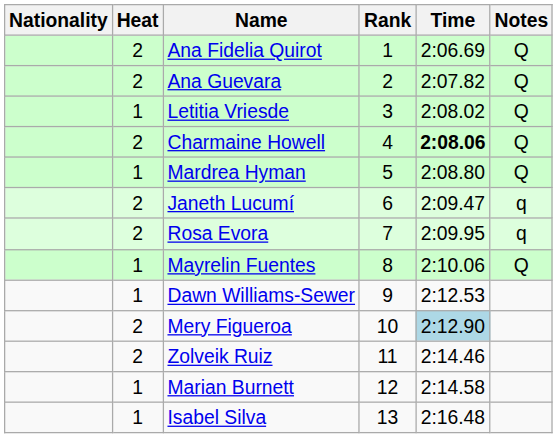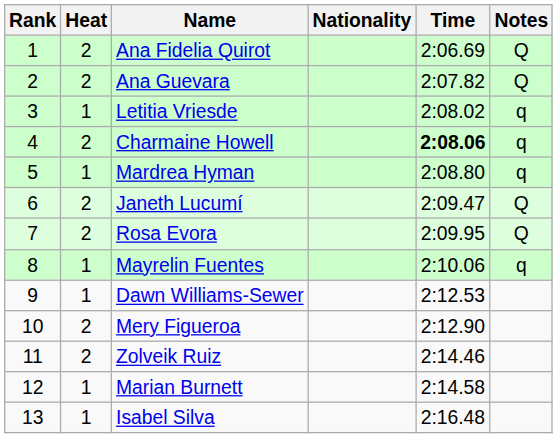columns swapped: (388, 20) <-> (58, 20)
(521, 112) Q -> (521, 112) q
(521, 142) Q -> (521, 142) q
(521, 173) Q -> (521, 173) q
(521, 203) q -> (521, 203) Q
(521, 234) q -> (521, 234) Q
(521, 265) Q -> (521, 265) q
(453, 326) lightblue background -> (453, 326) no background
